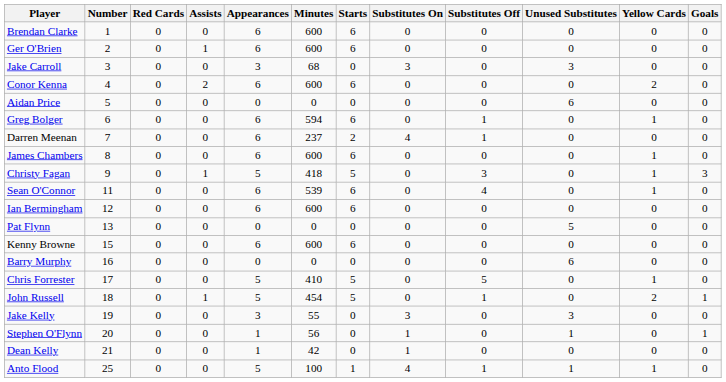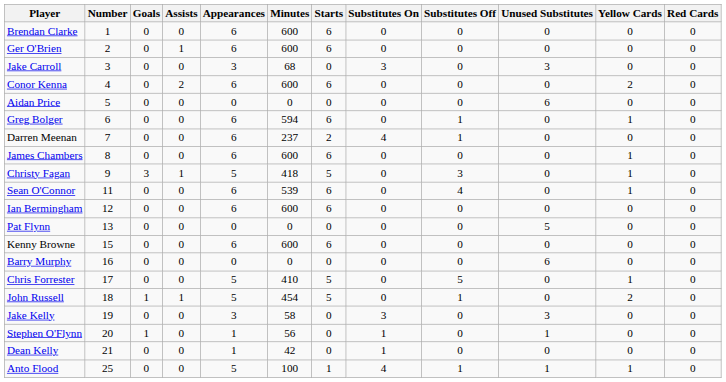columns swapped: (705, 13) <-> (158, 13)
(314, 315) 55 -> (290, 315) 58
